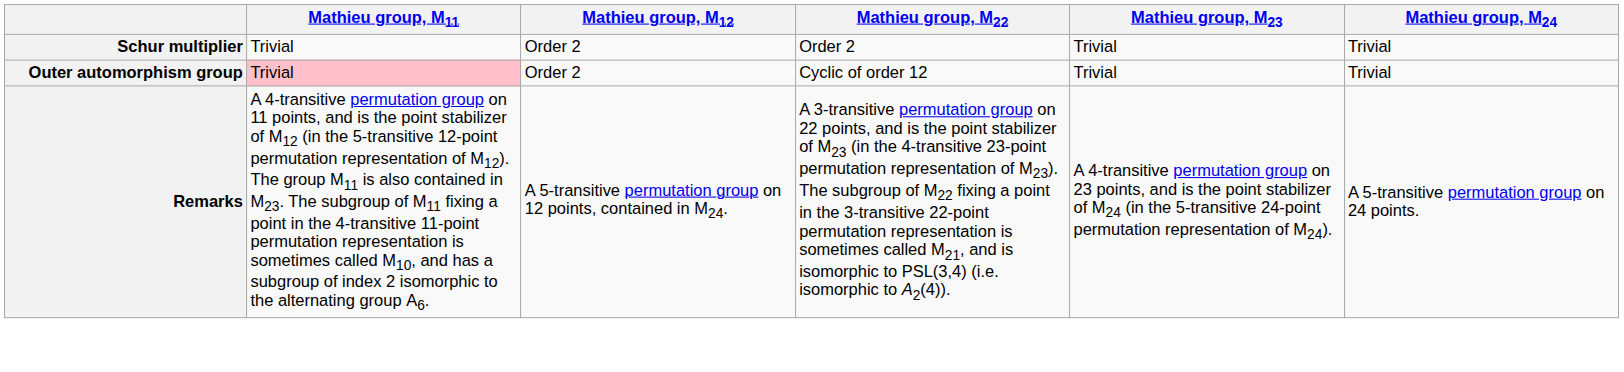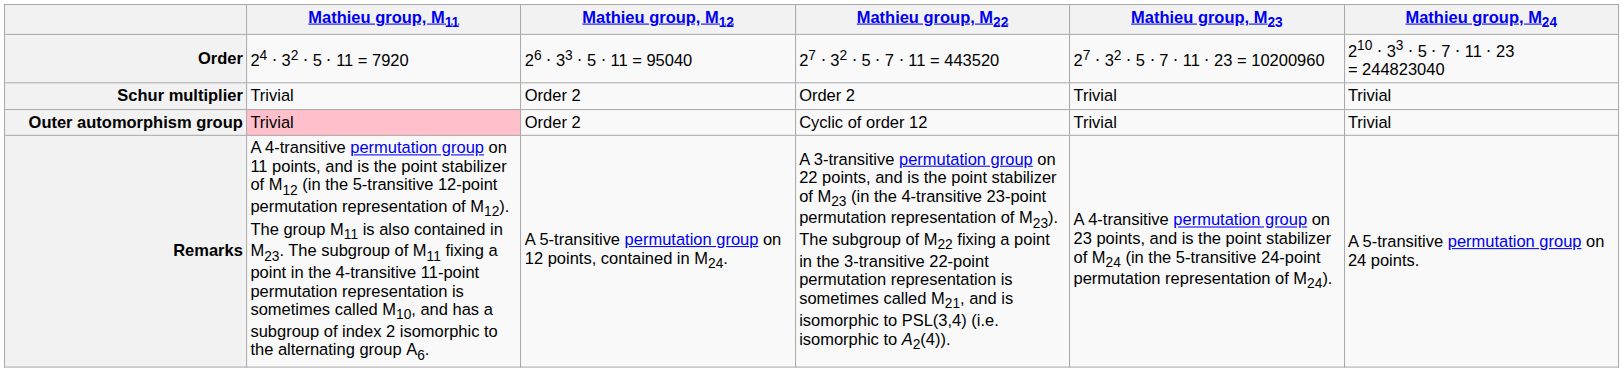+ row: (220, 58)
